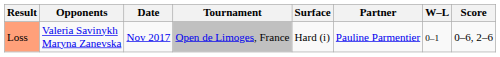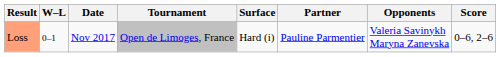columns swapped: (437, 13) <-> (82, 13)
